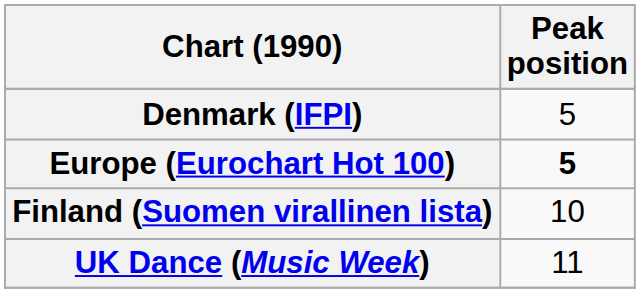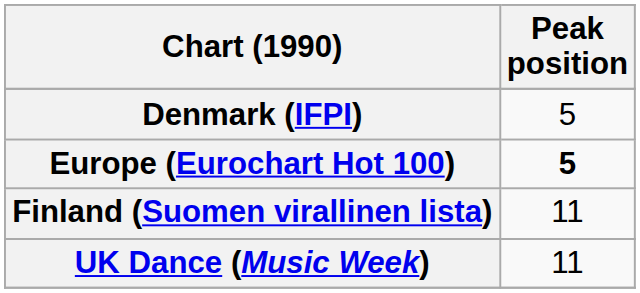(567, 212) 10 -> (567, 212) 11
